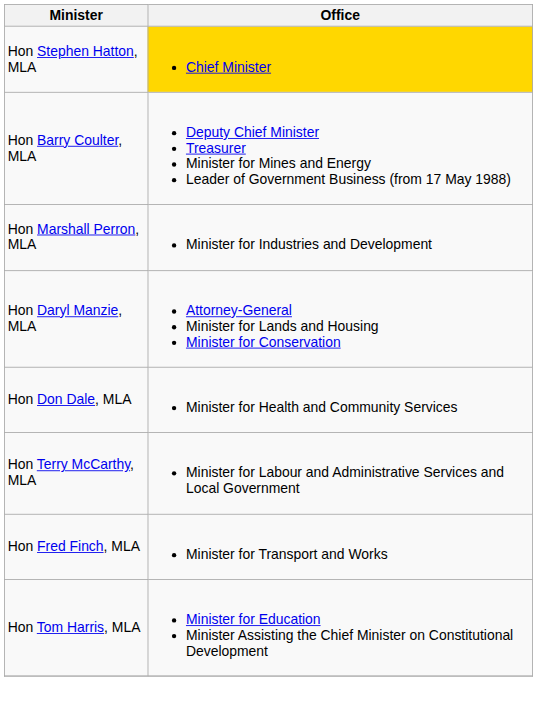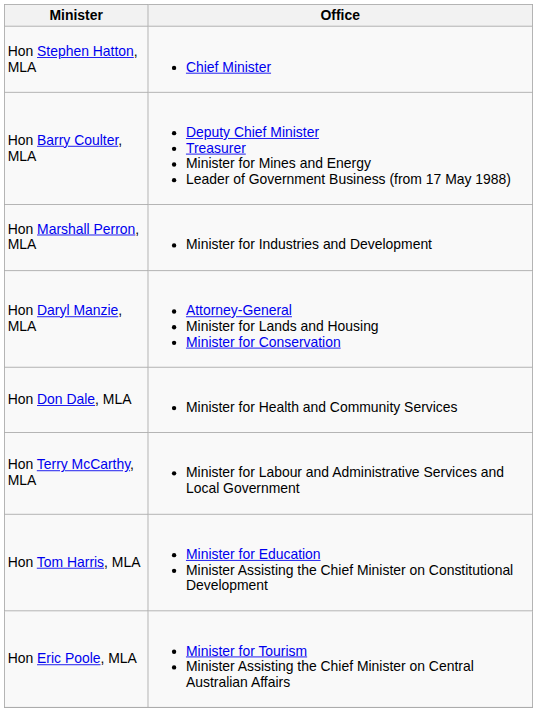(340, 67) gold background -> (340, 67) no background
- row: (74, 546)
+ row: (72, 659)
